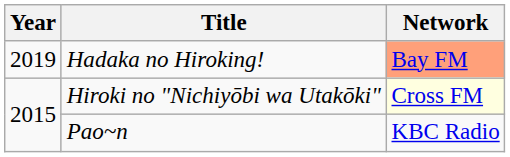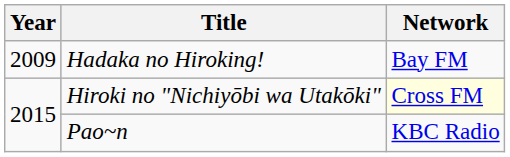(33, 59) 2019 -> (33, 59) 2009
(430, 59) lightsalmon background -> (430, 59) no background
